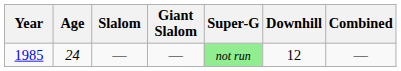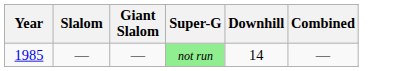- column: (72, 24)
(294, 54) 12 -> (256, 54) 14
